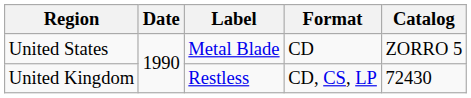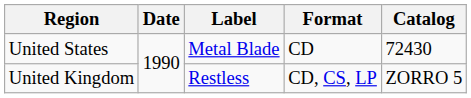(424, 48) ZORRO 5 -> (409, 48) 72430
(409, 78) 72430 -> (424, 78) ZORRO 5
